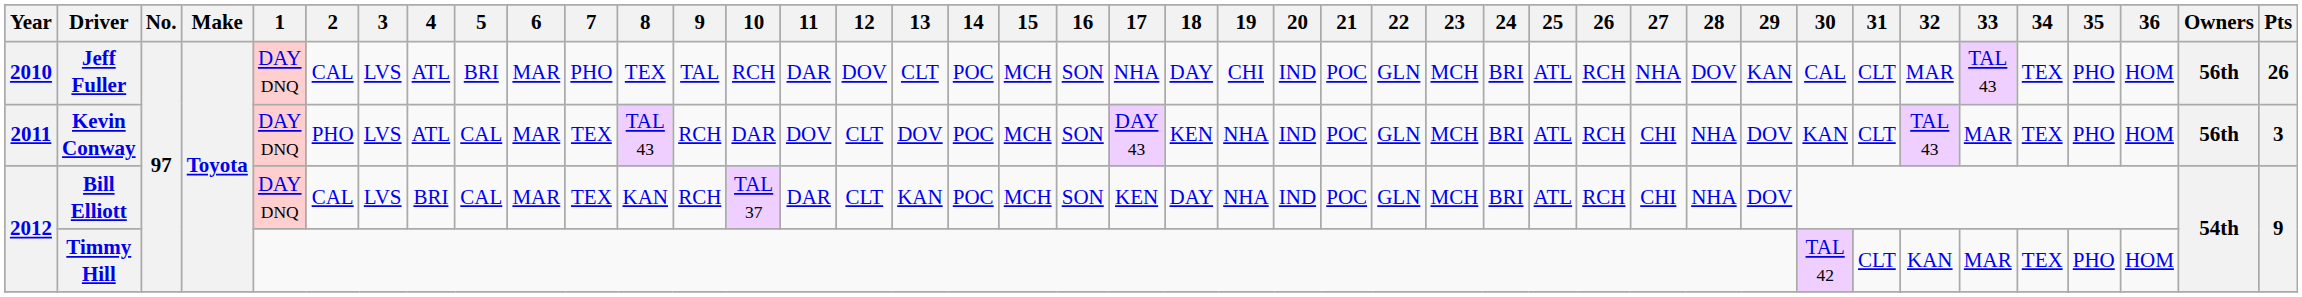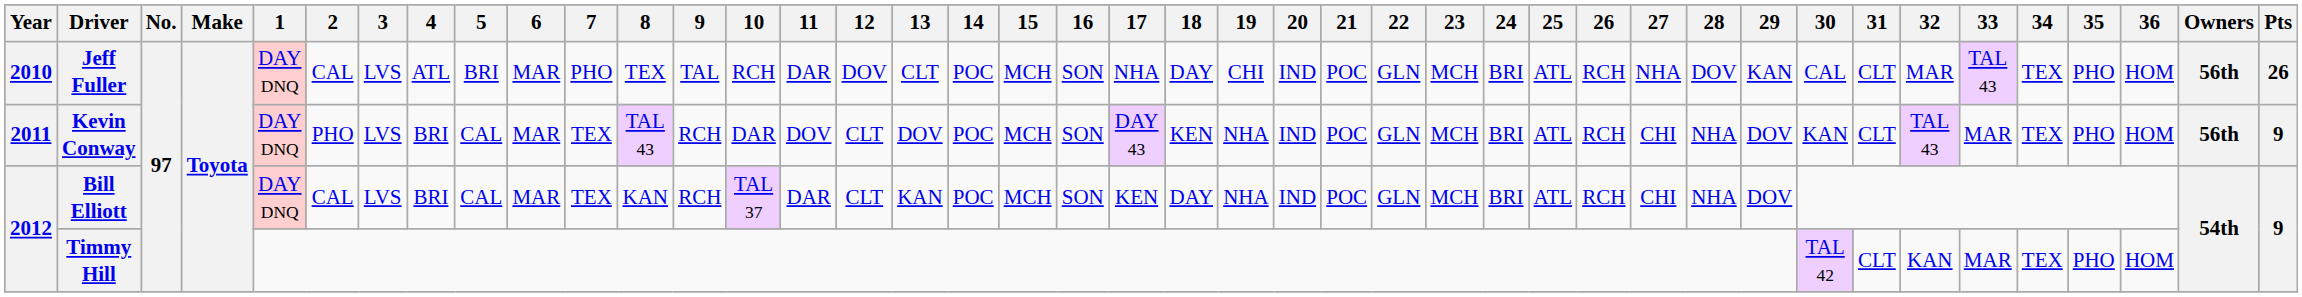(431, 134) ATL -> (431, 134) BRI
(2278, 134) 3 -> (2278, 134) 9
